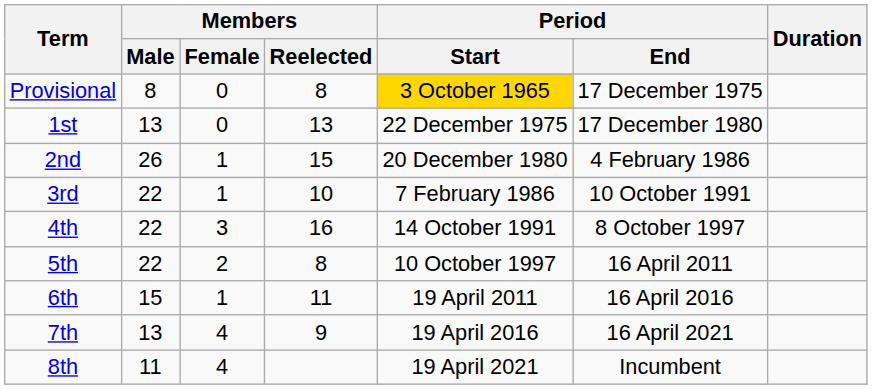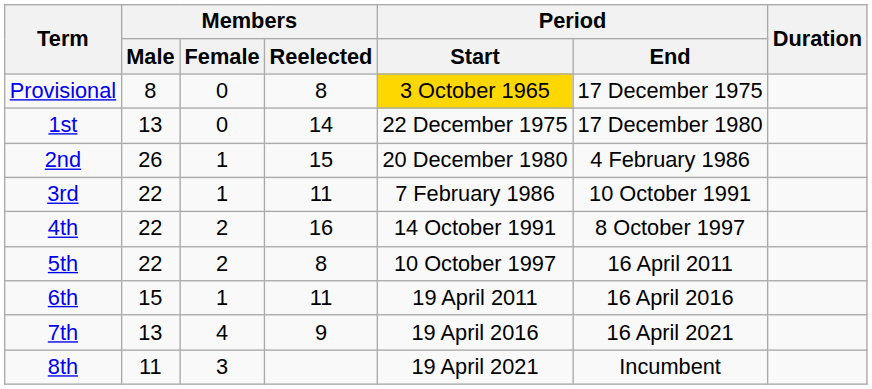(321, 125) 13 -> (321, 125) 14
(321, 194) 10 -> (321, 194) 11
(222, 228) 3 -> (222, 228) 2
(222, 366) 4 -> (222, 366) 3
